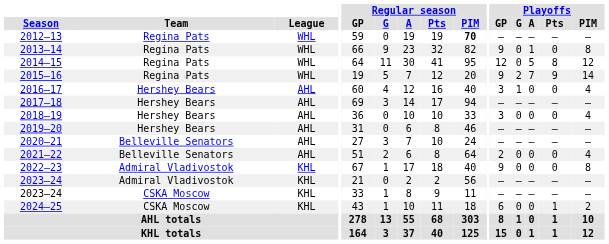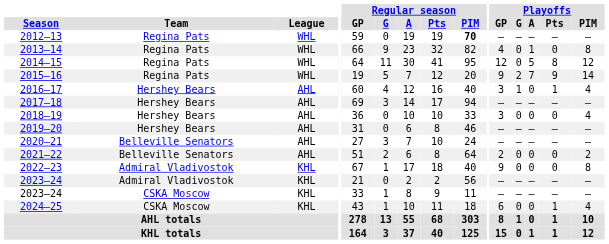(501, 50) 9 -> (501, 50) 4
(555, 89) 0 -> (555, 89) 1
(588, 155) 4 -> (588, 155) 2
(588, 207) 2 -> (588, 207) 4
